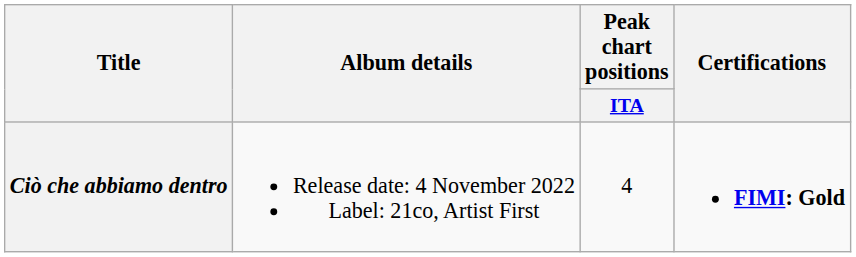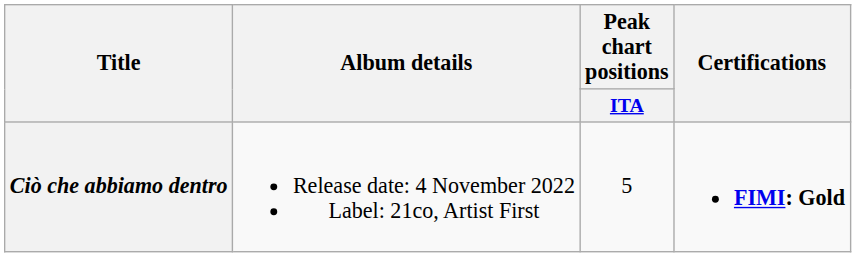(627, 186) 4 -> (627, 186) 5
